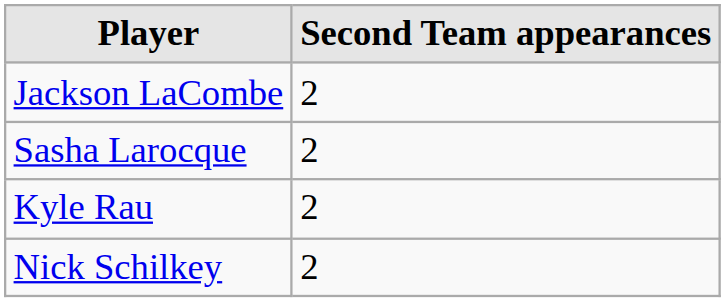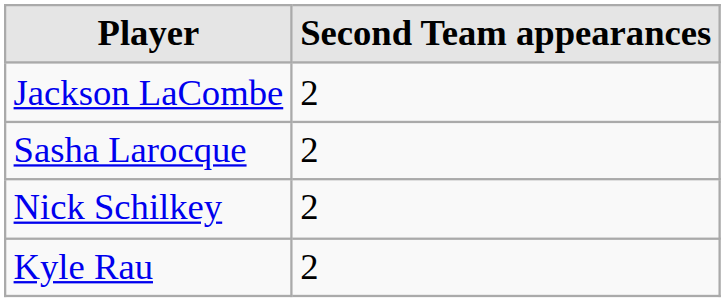rows swapped: (83, 207) <-> (118, 265)
